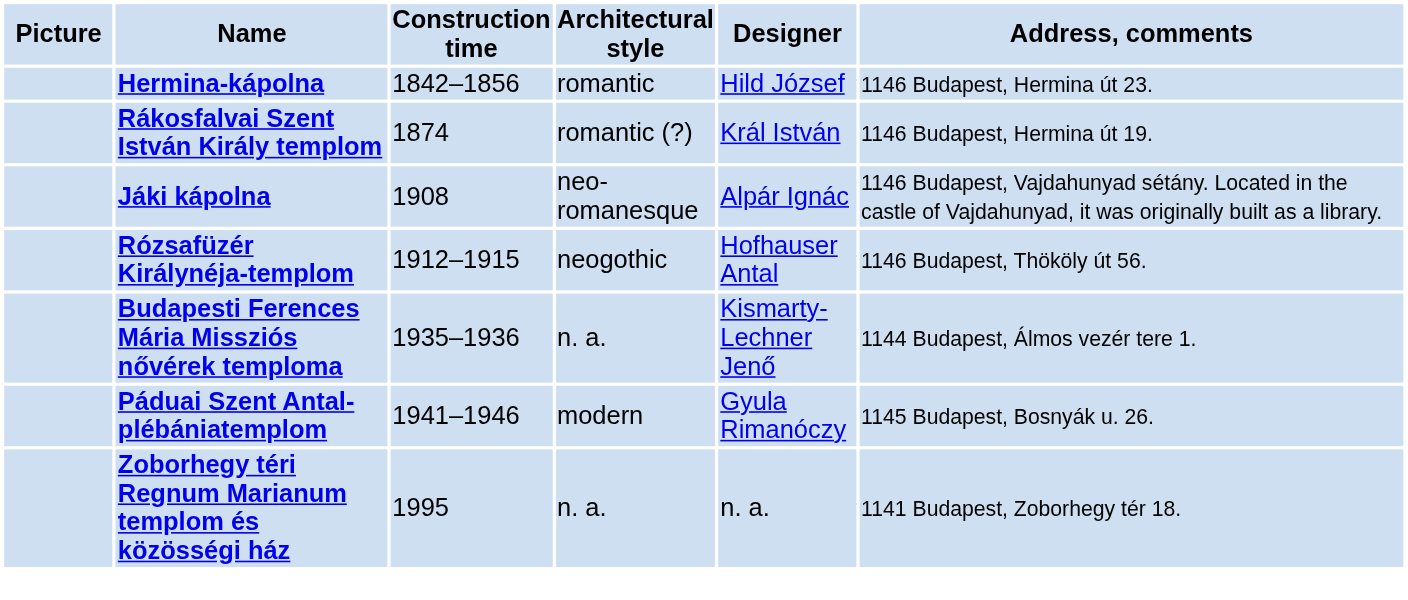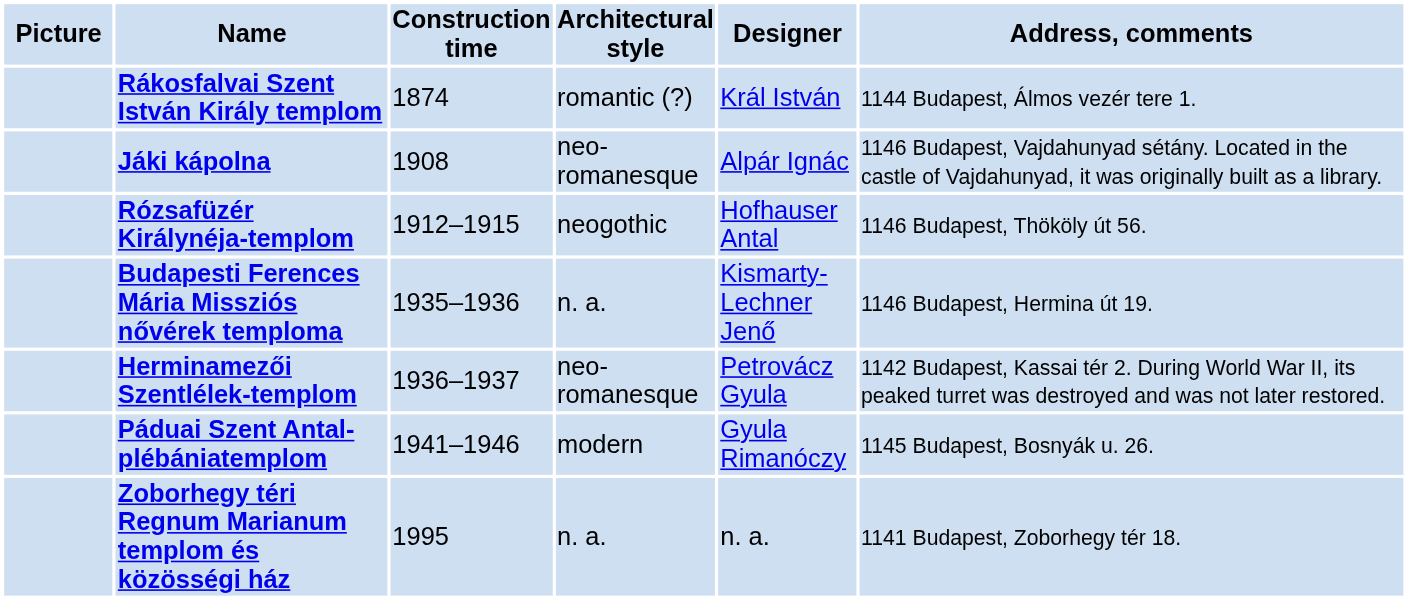- row: (221, 83)
(1007, 134) 1146 Budapest, Hermina út 19. -> (1029, 99) 1144 Budapest, Álmos vezér tere 1.
(1029, 339) 1144 Budapest, Álmos vezér tere 1. -> (1007, 304) 1146 Budapest, Hermina út 19.
+ row: (237, 380)
